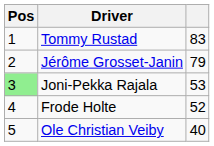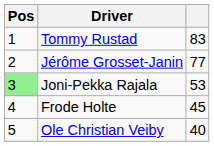(198, 62) 79 -> (198, 62) 77
(198, 108) 52 -> (198, 108) 45
